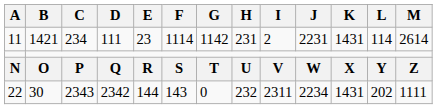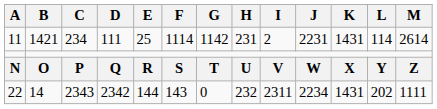(144, 39) 23 -> (144, 39) 25
(36, 92) 30 -> (36, 92) 14
